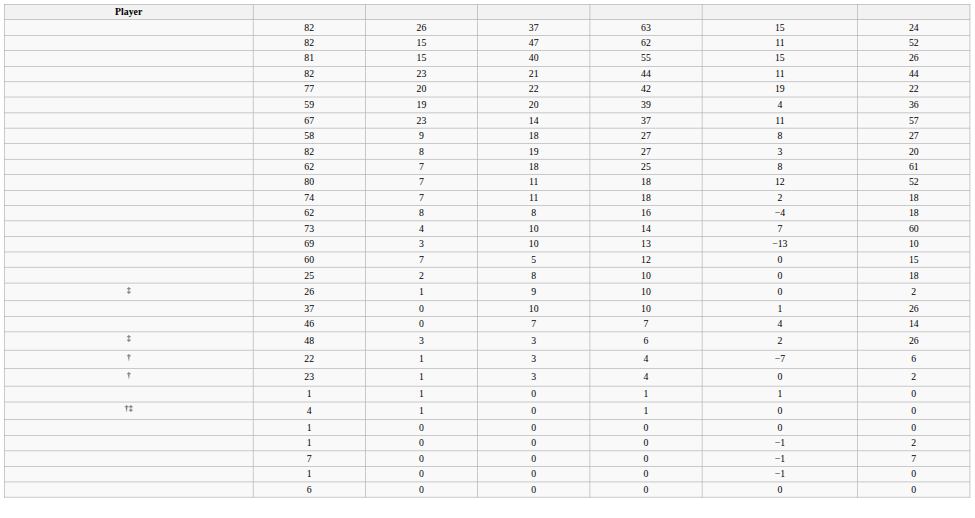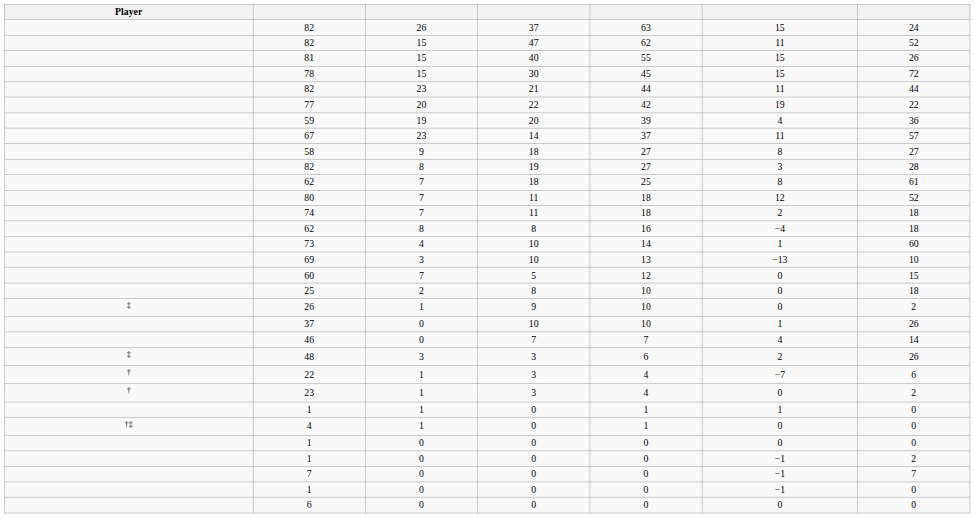+ row: (309, 74)
(914, 151) 20 -> (914, 167) 28
(780, 228) 7 -> (780, 244) 1
